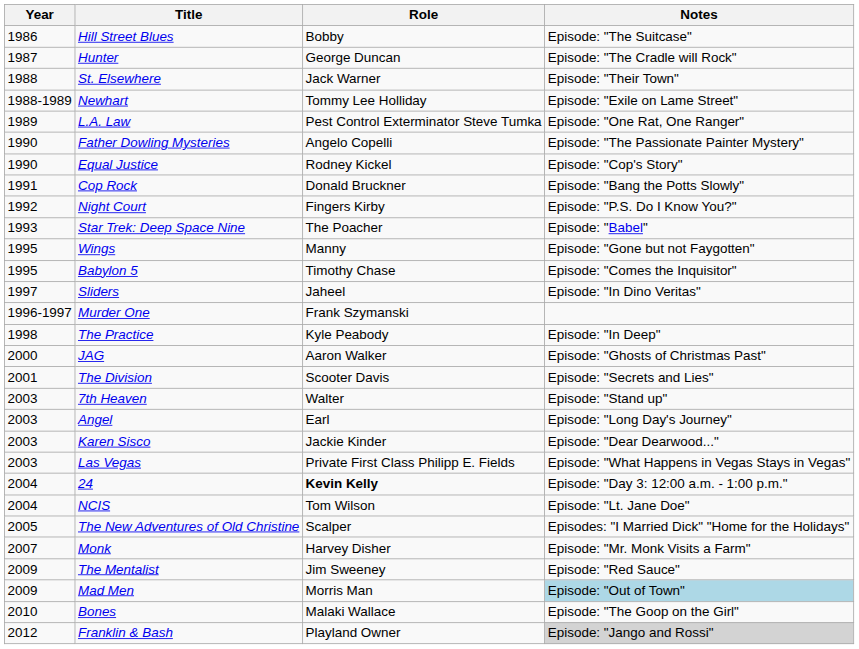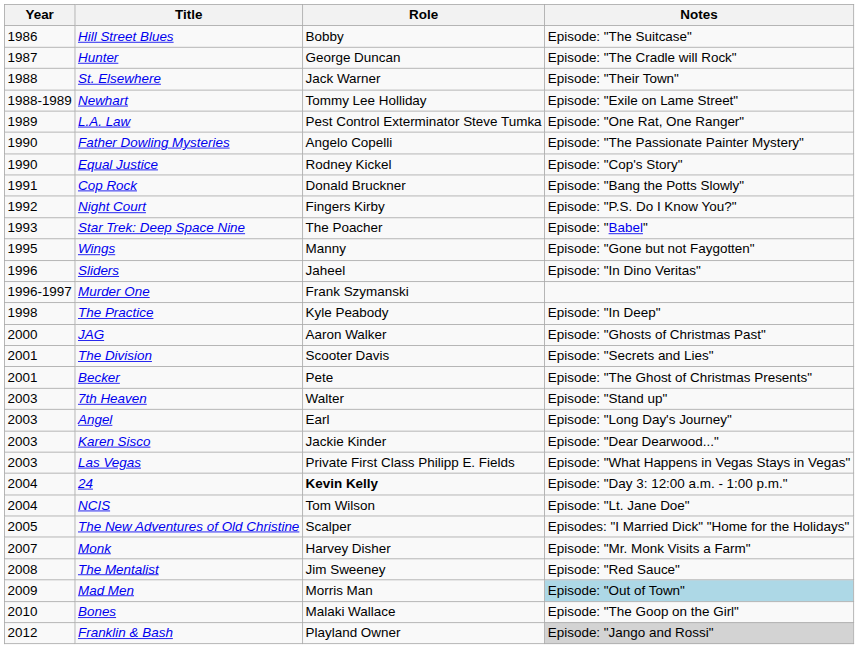- row: (108, 270)
(22, 292) 1997 -> (22, 270) 1996
+ row: (99, 377)
(22, 569) 2009 -> (22, 569) 2008
